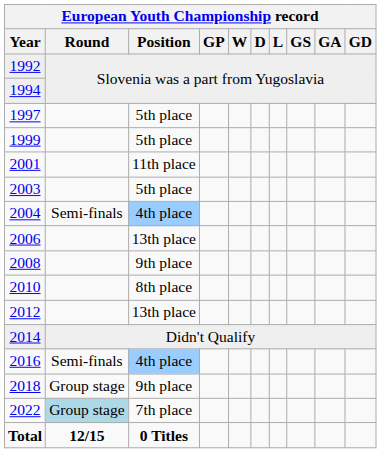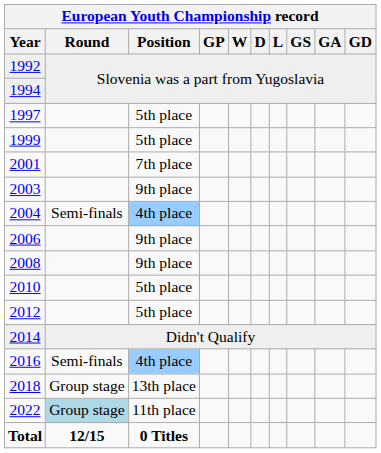(164, 164) 11th place -> (164, 164) 7th place
(164, 189) 5th place -> (164, 189) 9th place
(164, 238) 13th place -> (164, 238) 9th place
(164, 287) 8th place -> (164, 287) 5th place
(164, 312) 13th place -> (164, 312) 5th place
(164, 386) 9th place -> (164, 386) 13th place
(164, 410) 7th place -> (164, 410) 11th place
